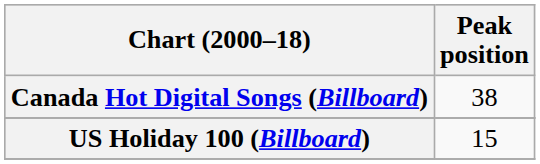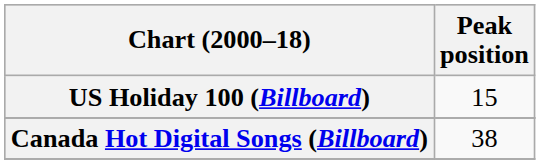rows swapped: (219, 96) <-> (219, 138)
